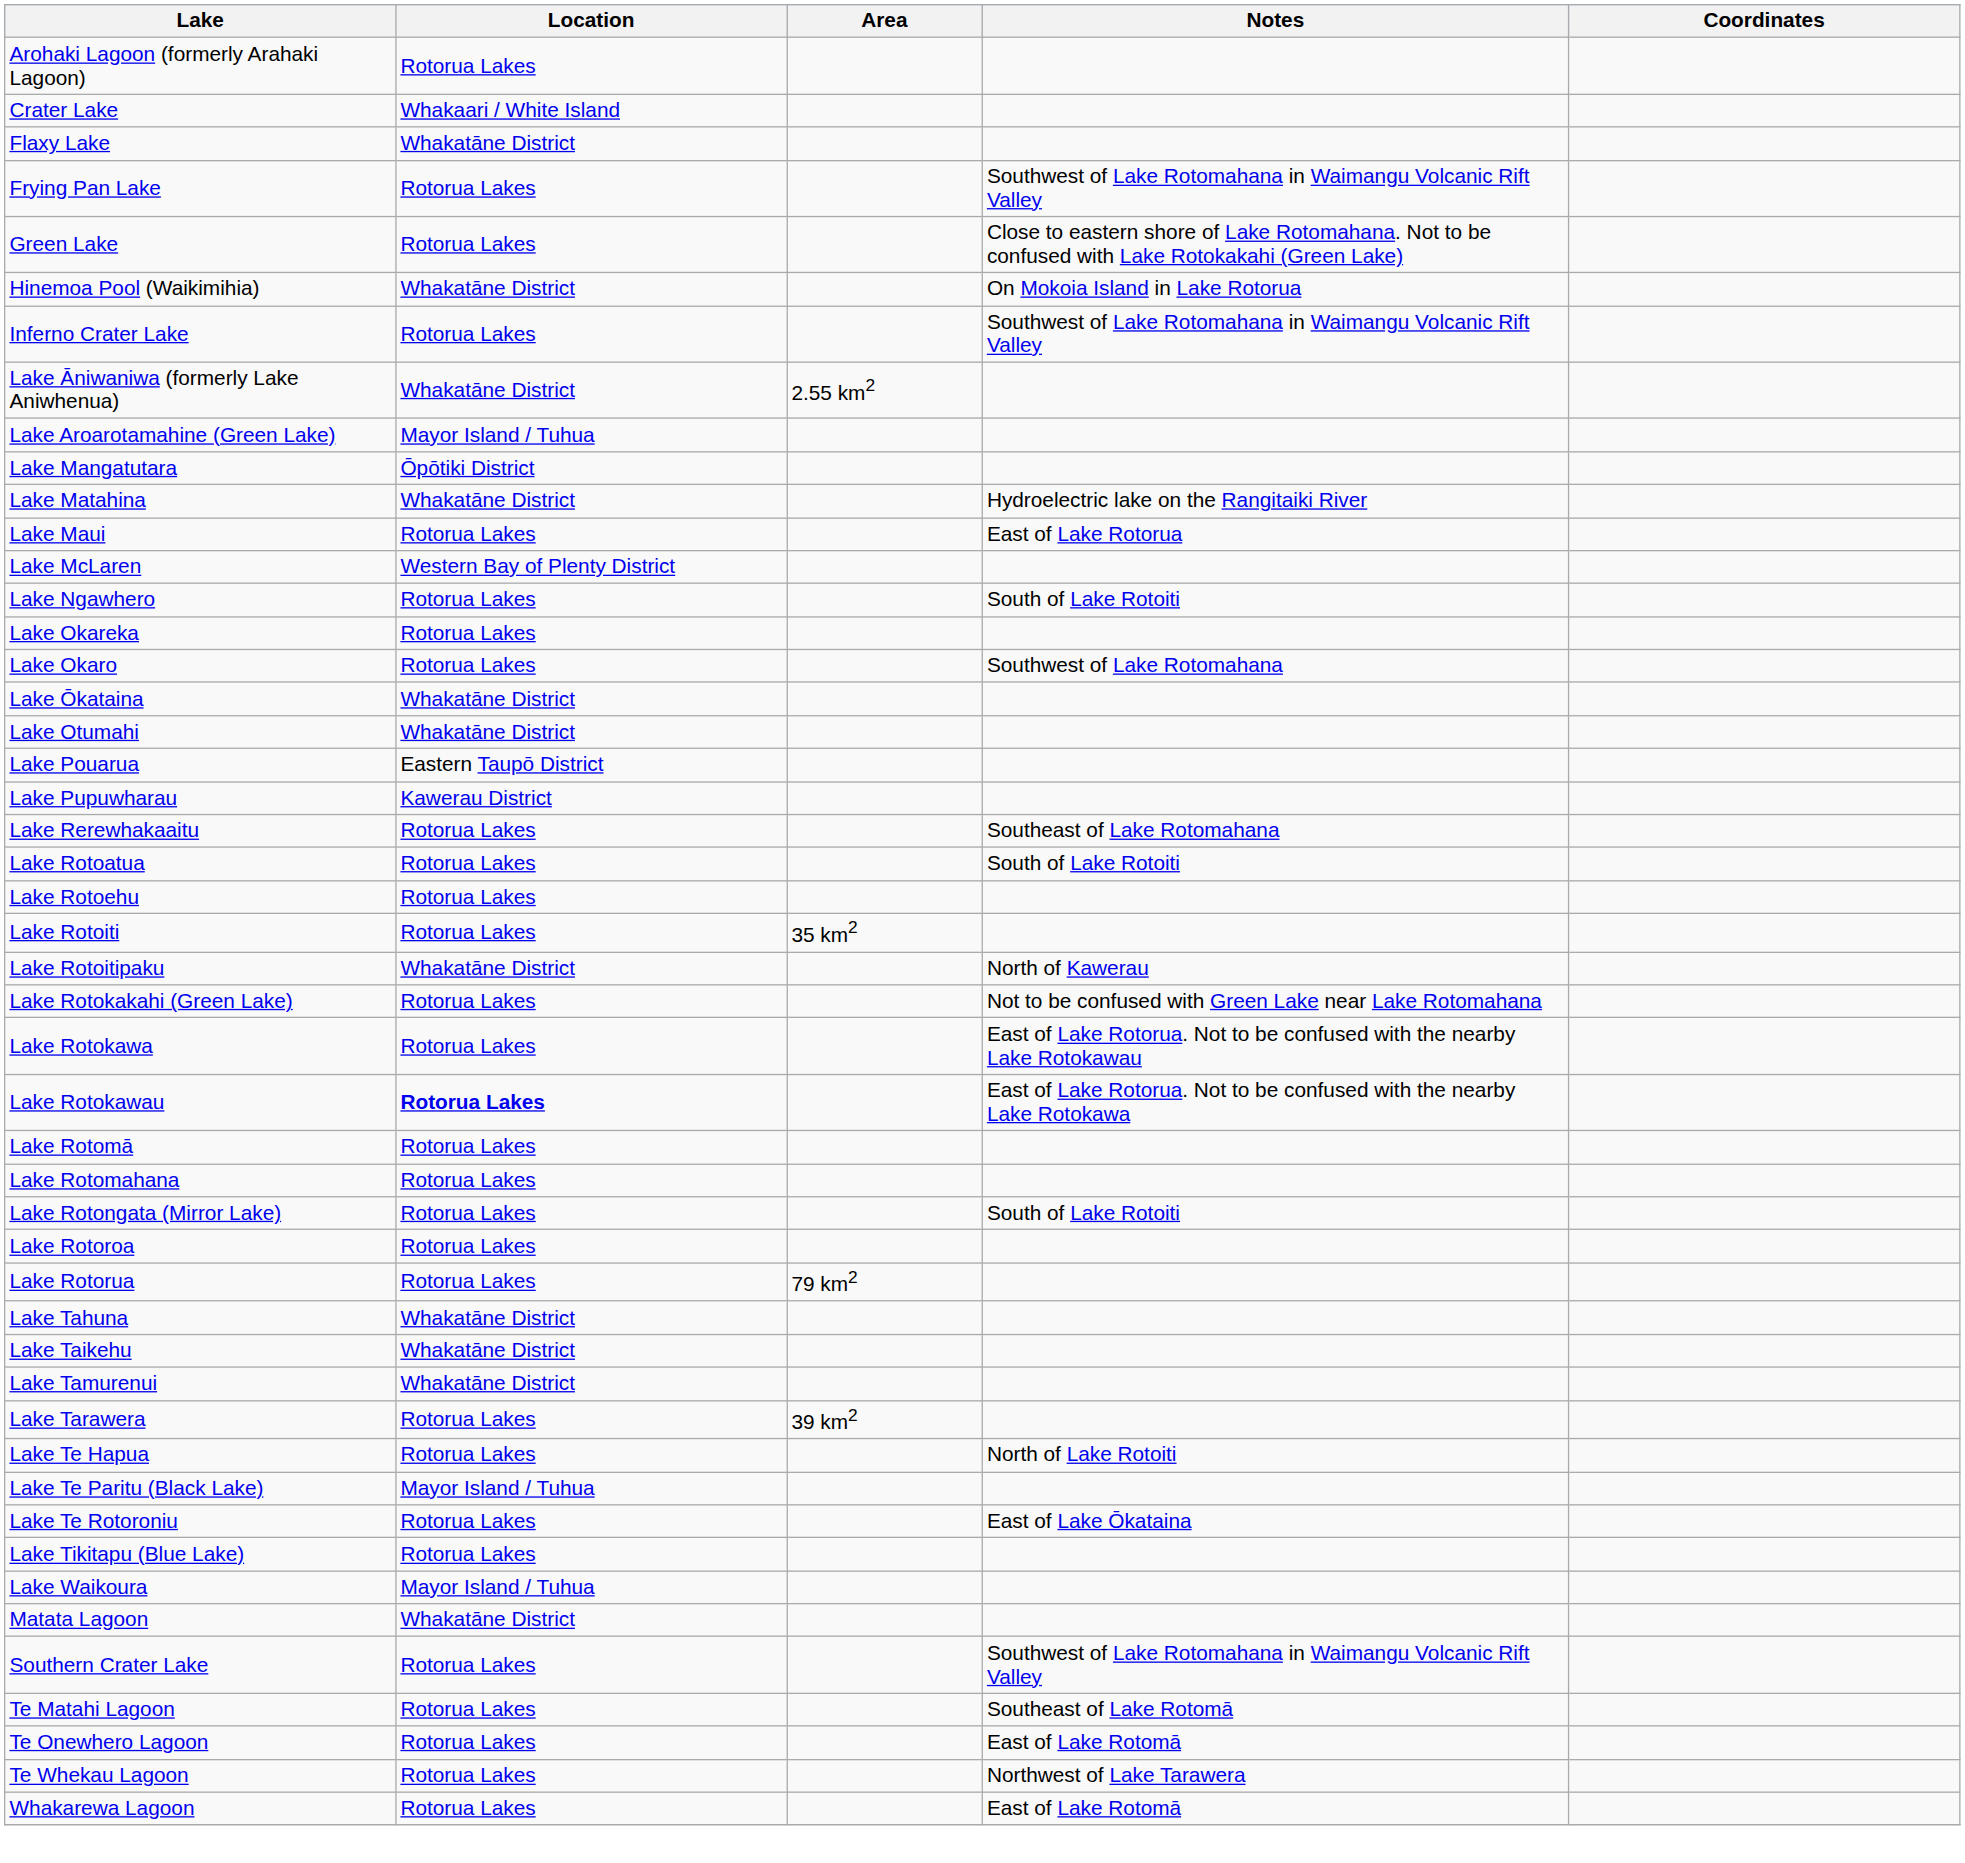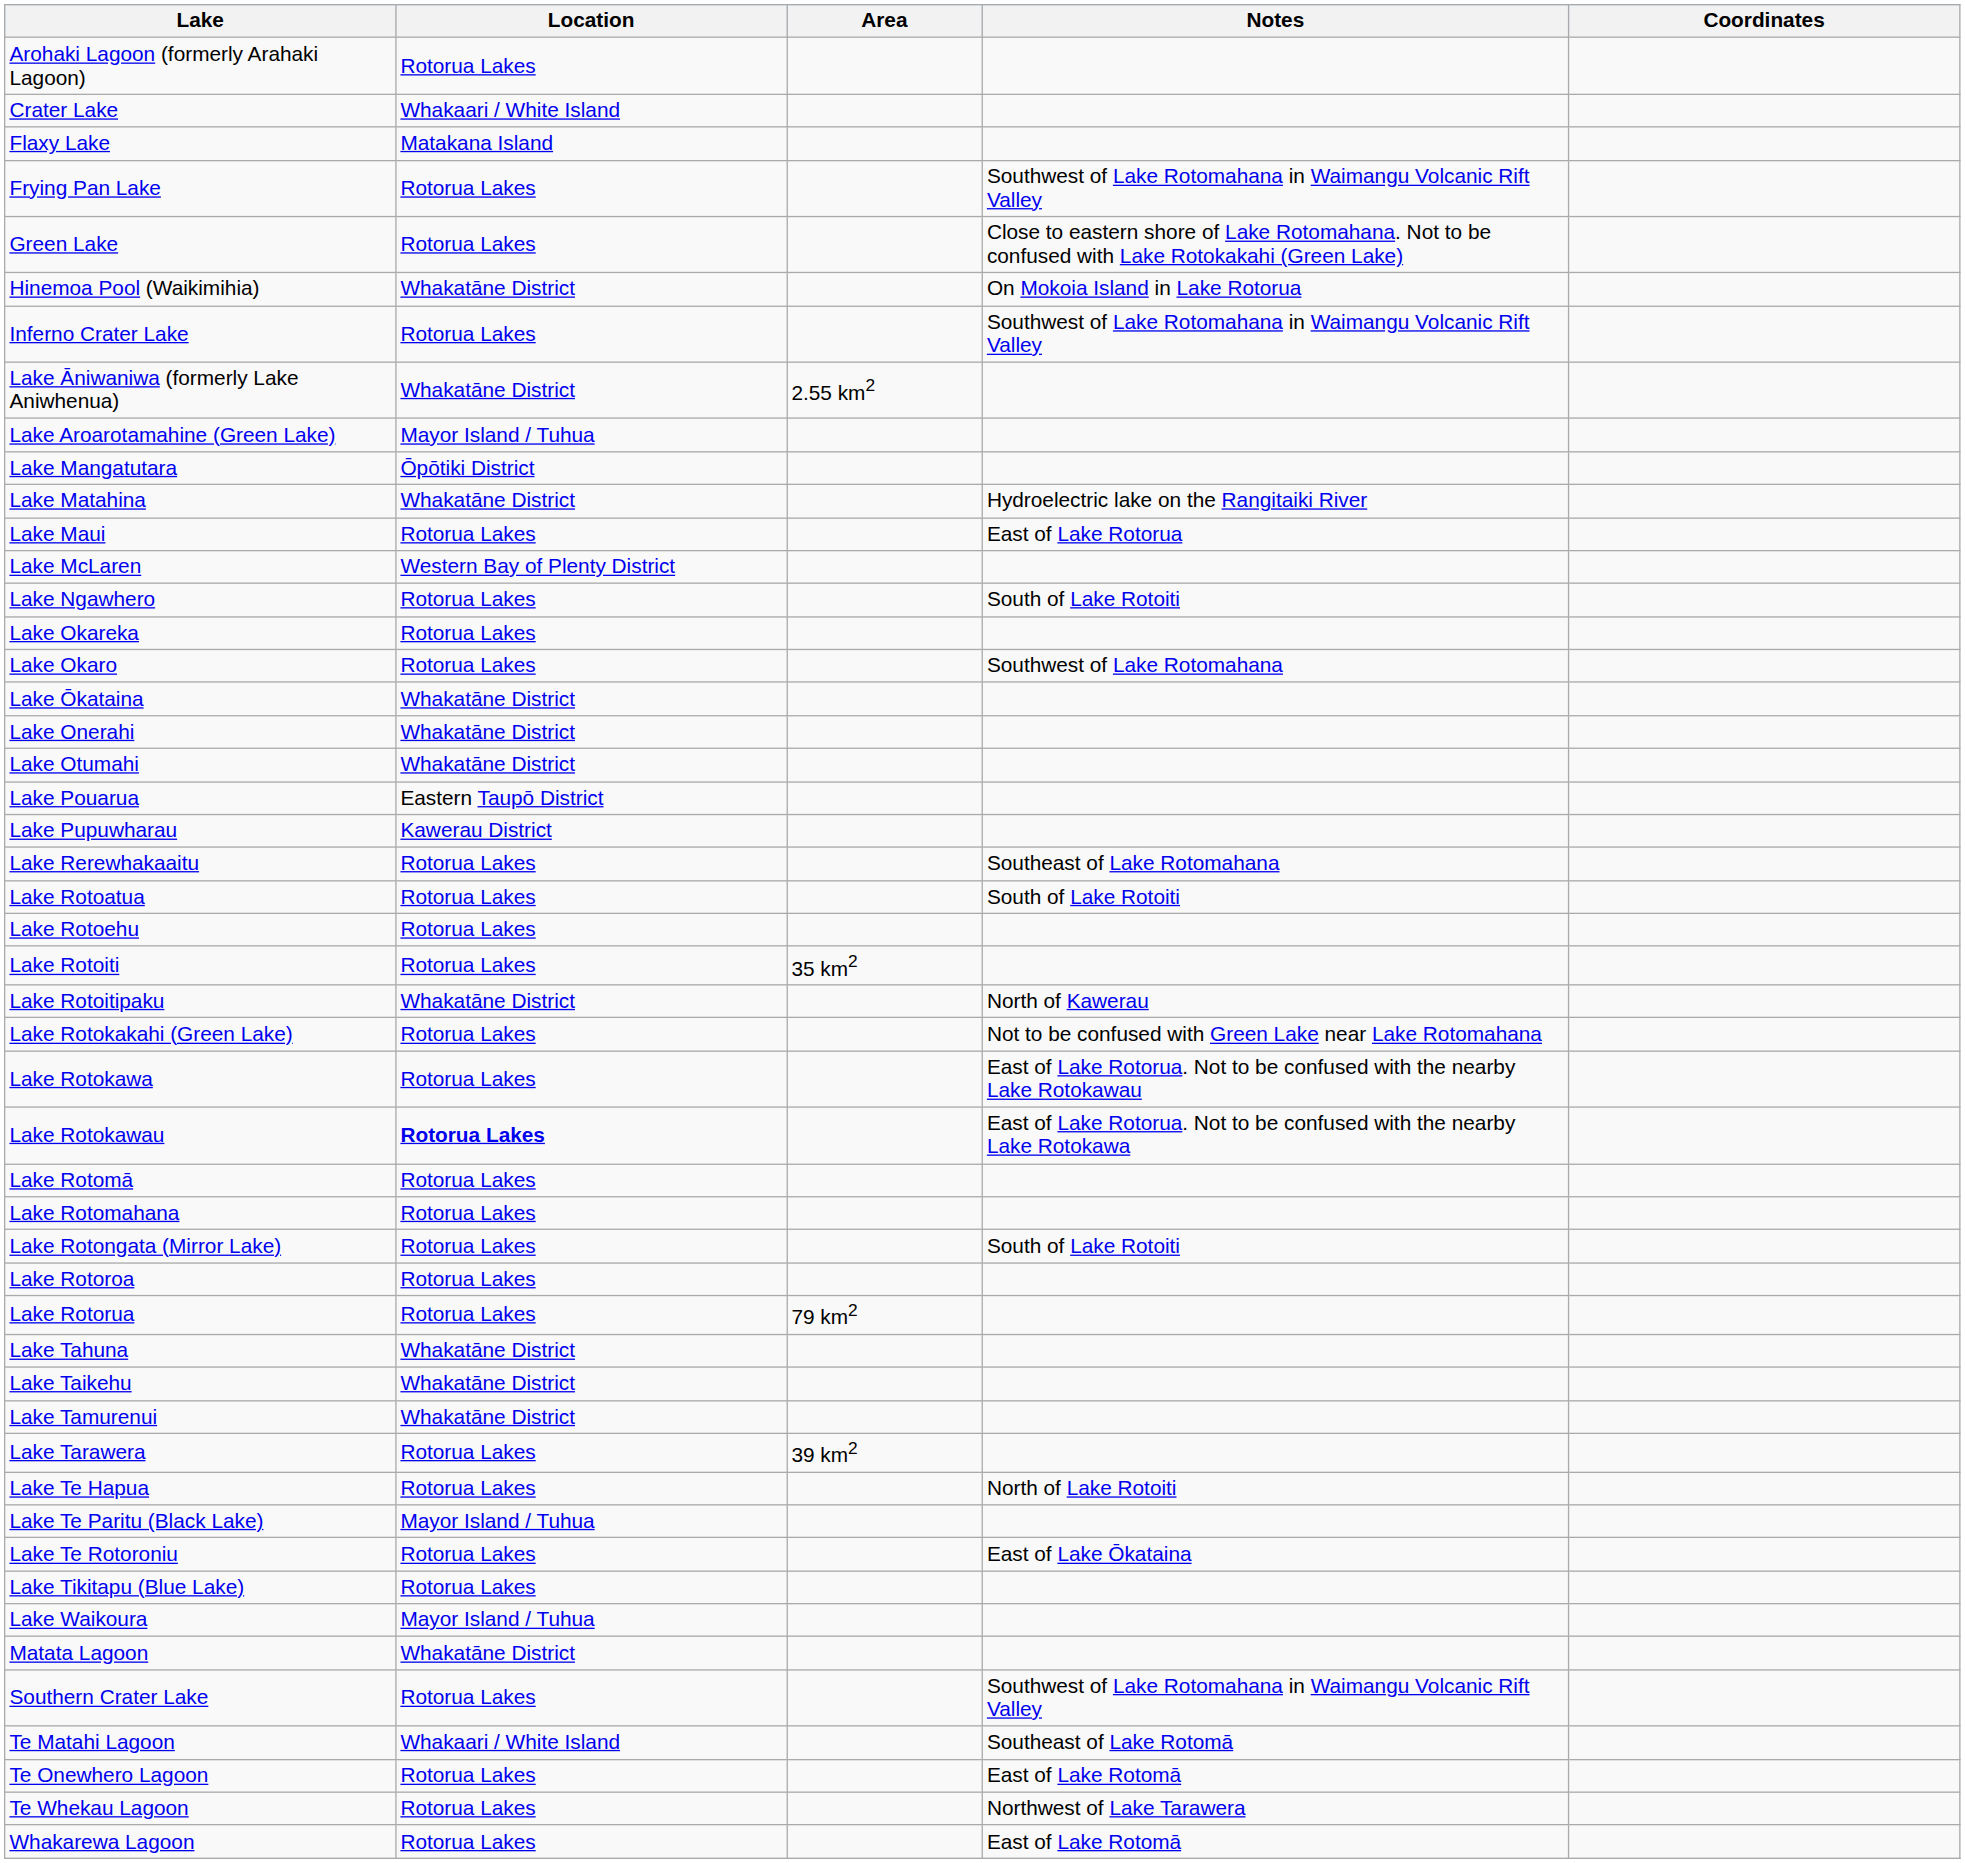(488, 143) Whakatāne District -> (477, 143) Matakana Island
+ row: (72, 731)
(468, 1709) Rotorua Lakes -> (510, 1742) Whakaari / White Island
